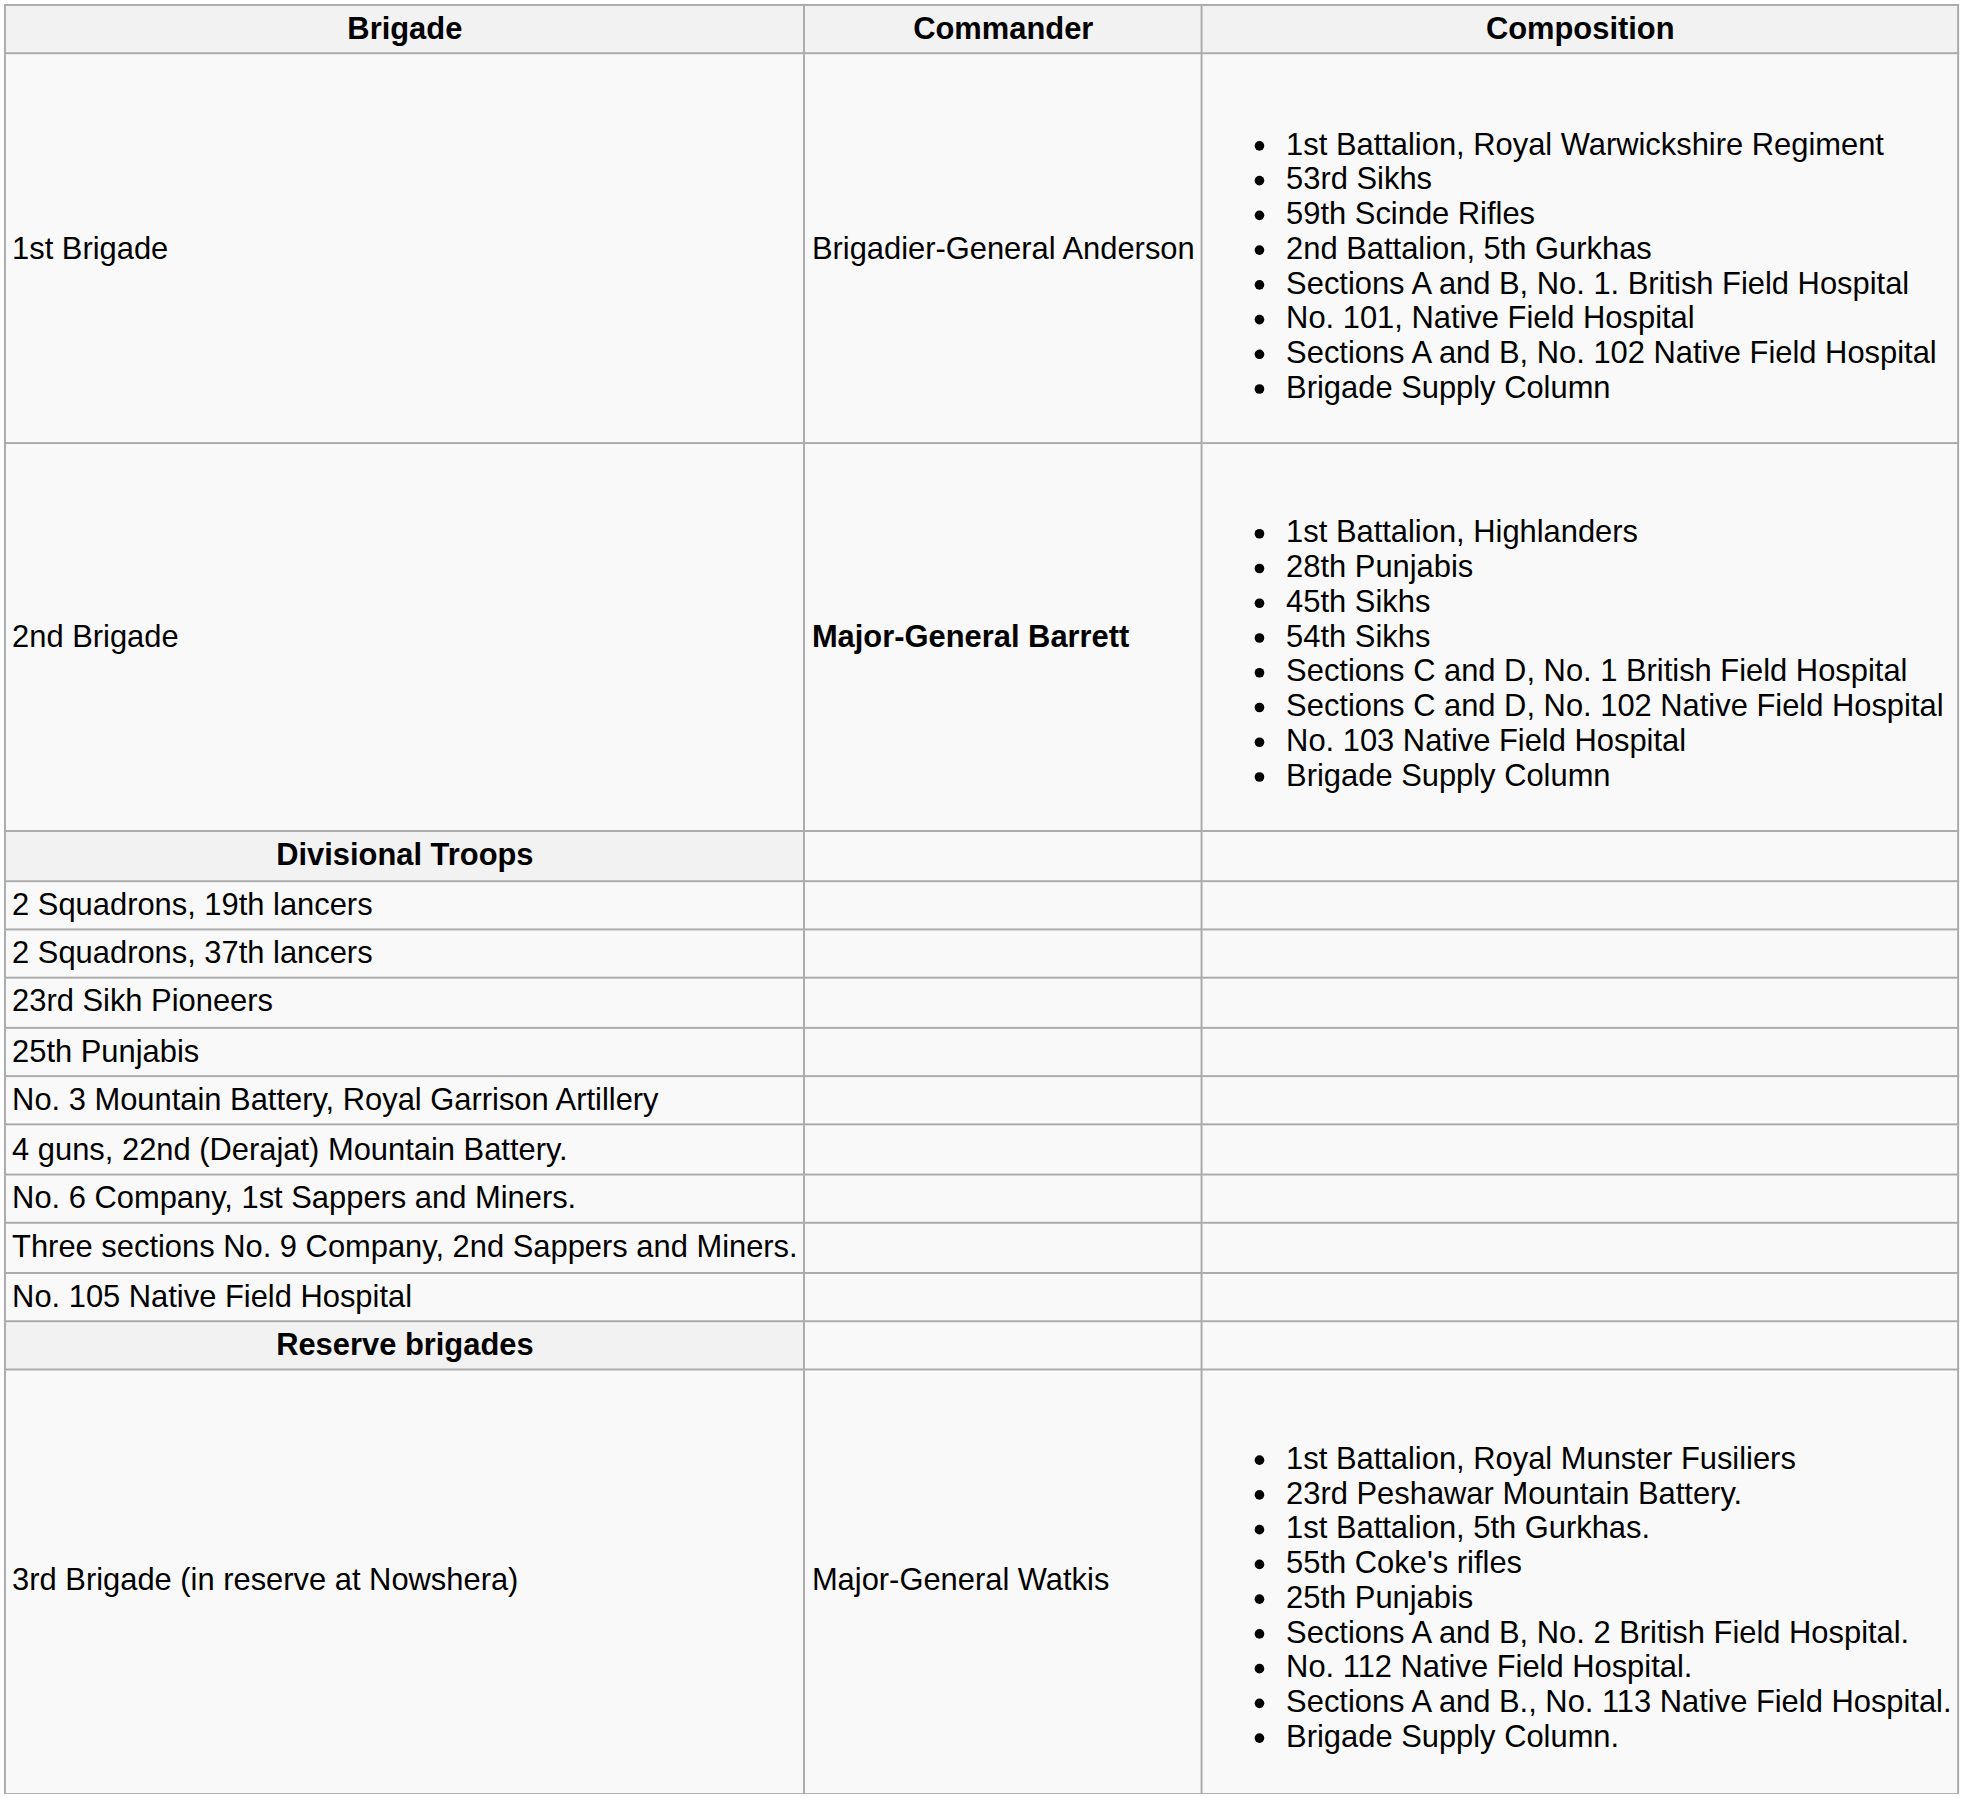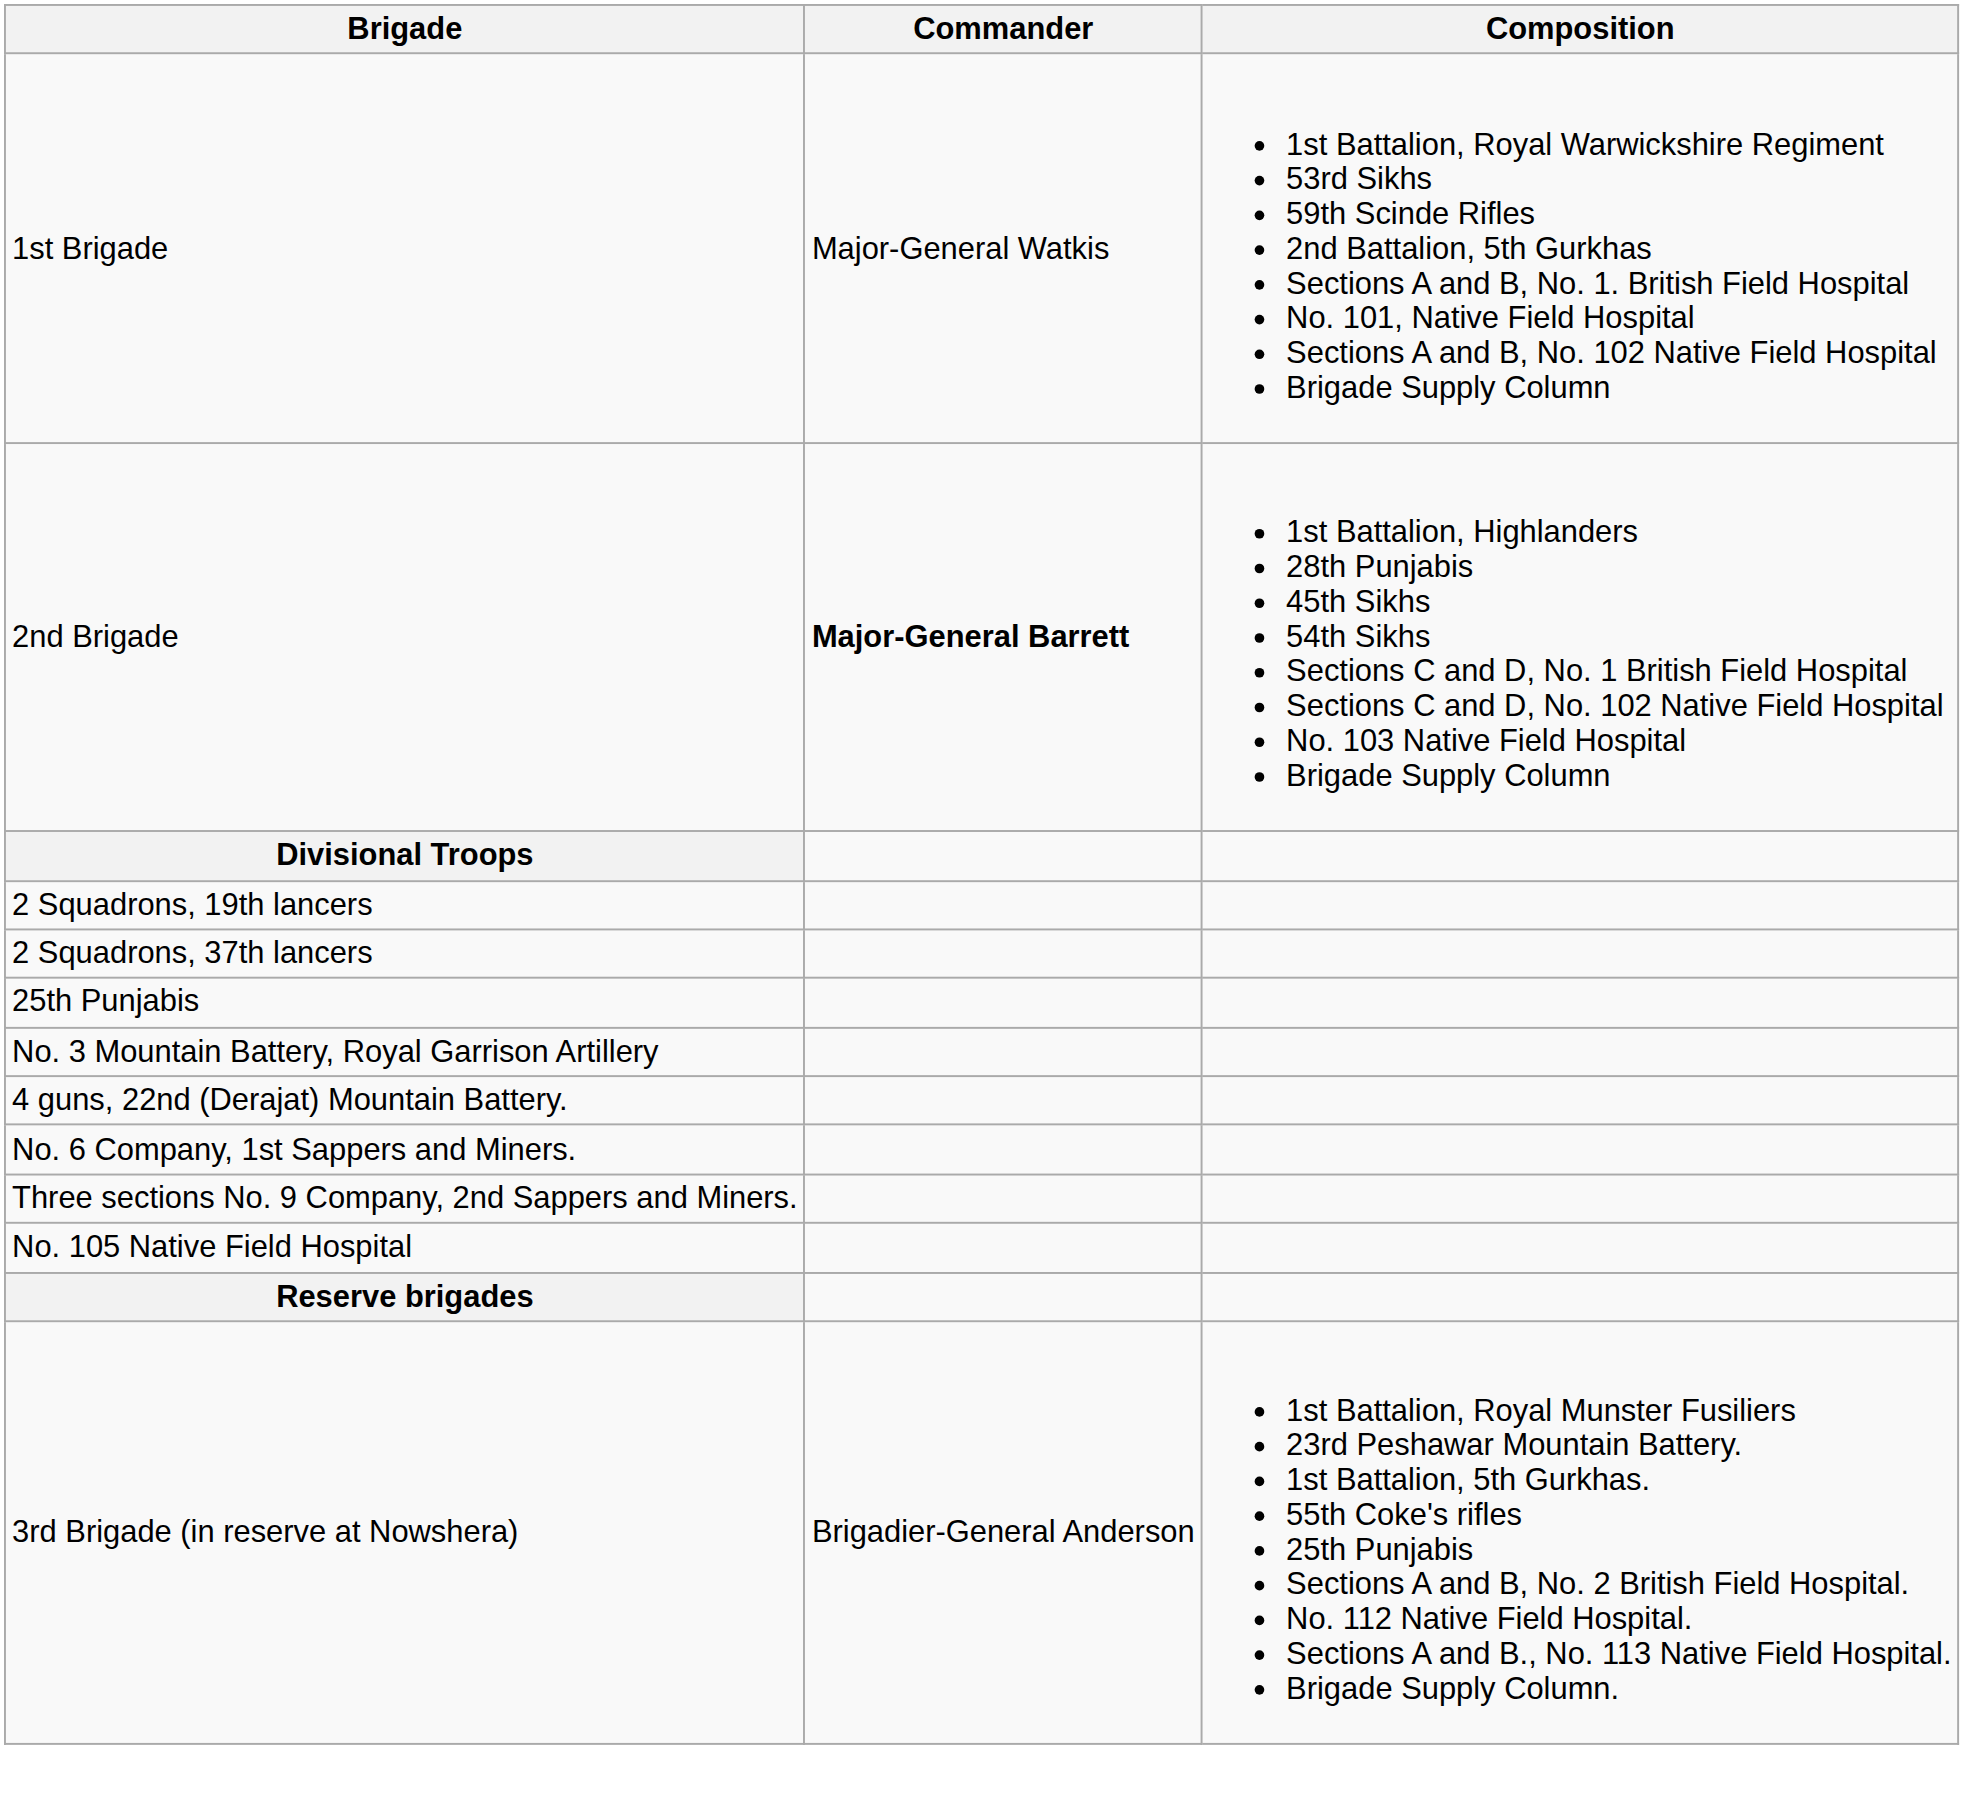(1003, 247) Brigadier-General Anderson -> (961, 247) Major-General Watkis
- row: (143, 1002)
(961, 1581) Major-General Watkis -> (1003, 1532) Brigadier-General Anderson
